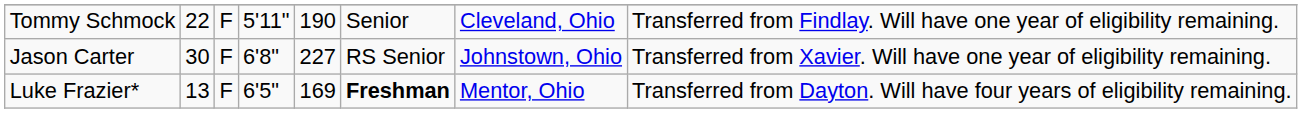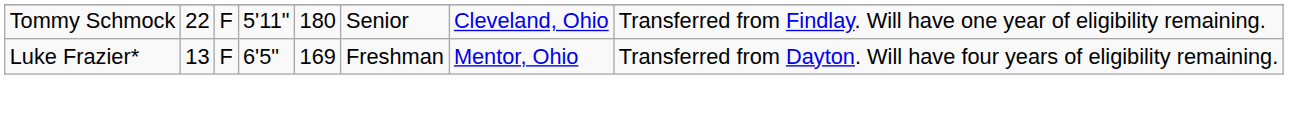(318, 21) 190 -> (318, 21) 180
- row: (72, 56)
(398, 90) bold -> (395, 56) normal
